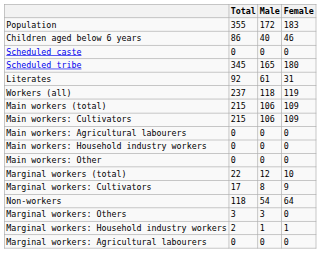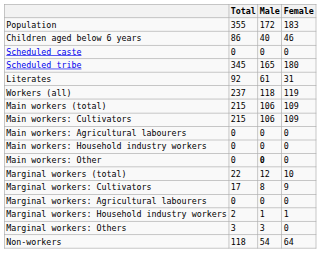(262, 160) normal -> (262, 160) bold
rows swapped: (106, 242) <-> (34, 201)
rows swapped: (116, 228) <-> (66, 214)
